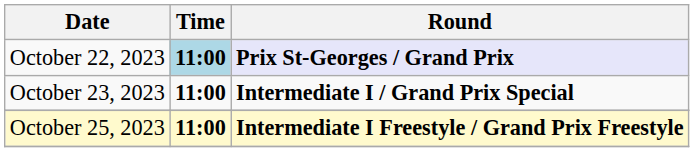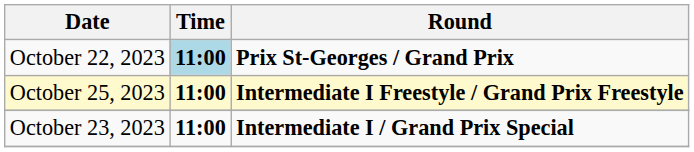(375, 57) lavender background -> (375, 57) no background
rows swapped: (87, 92) <-> (87, 127)
